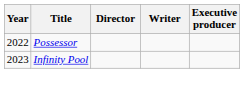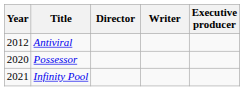+ row: (53, 42)
(18, 42) 2022 -> (18, 59) 2020
(18, 59) 2023 -> (18, 77) 2021
